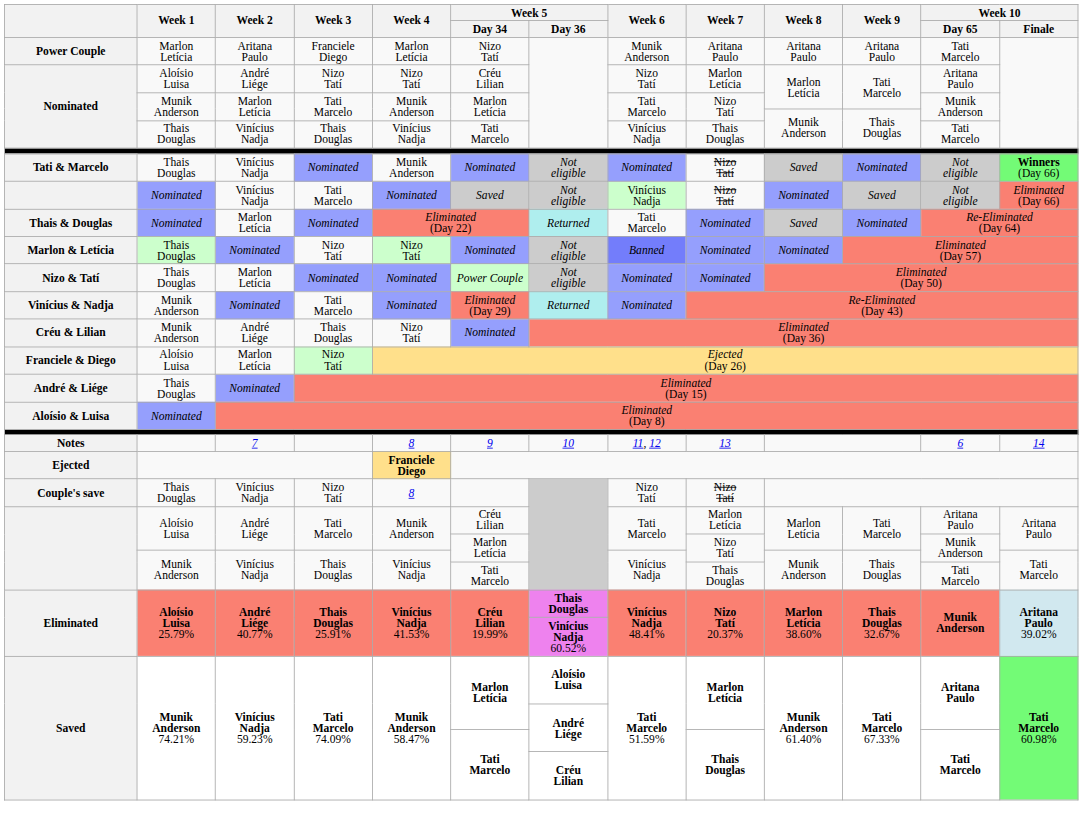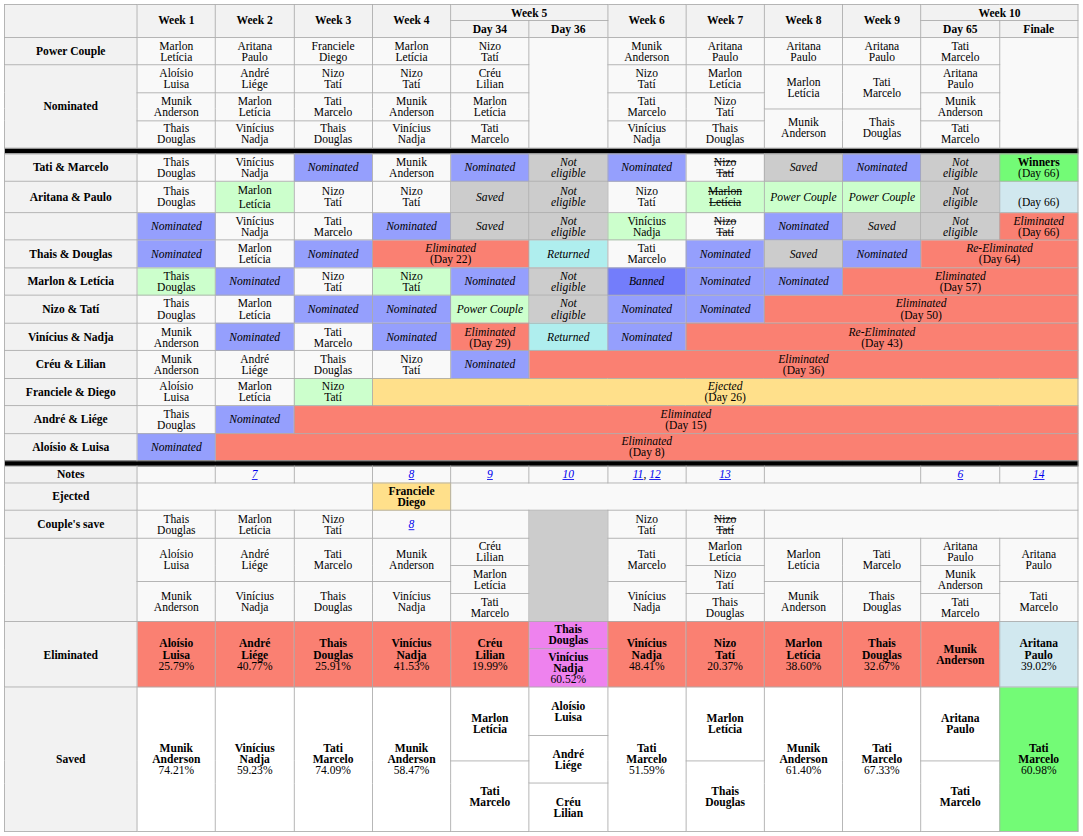+ row: (71, 197)
(255, 492) Vinícius Nadja -> (255, 524) Marlon Letícia
